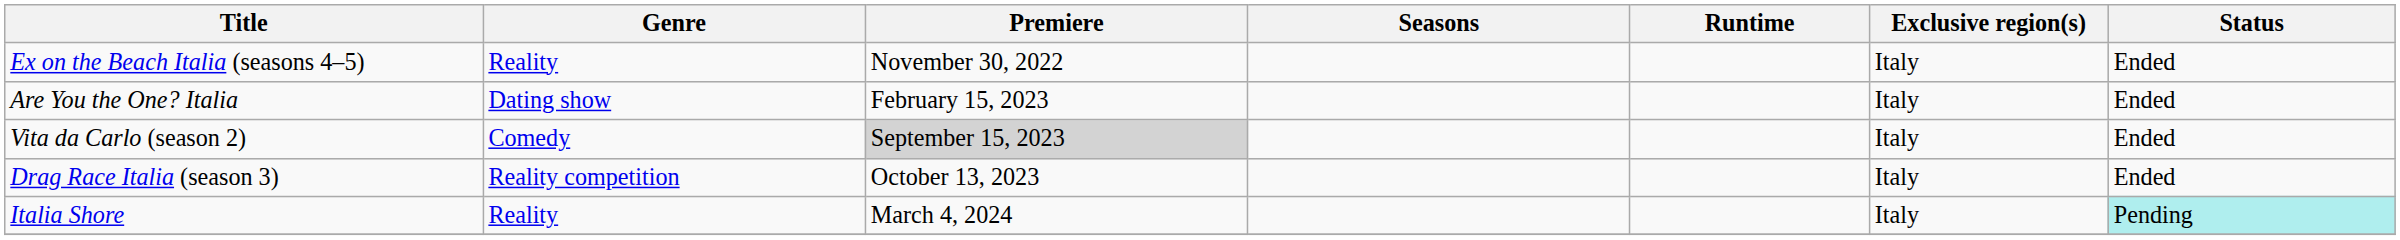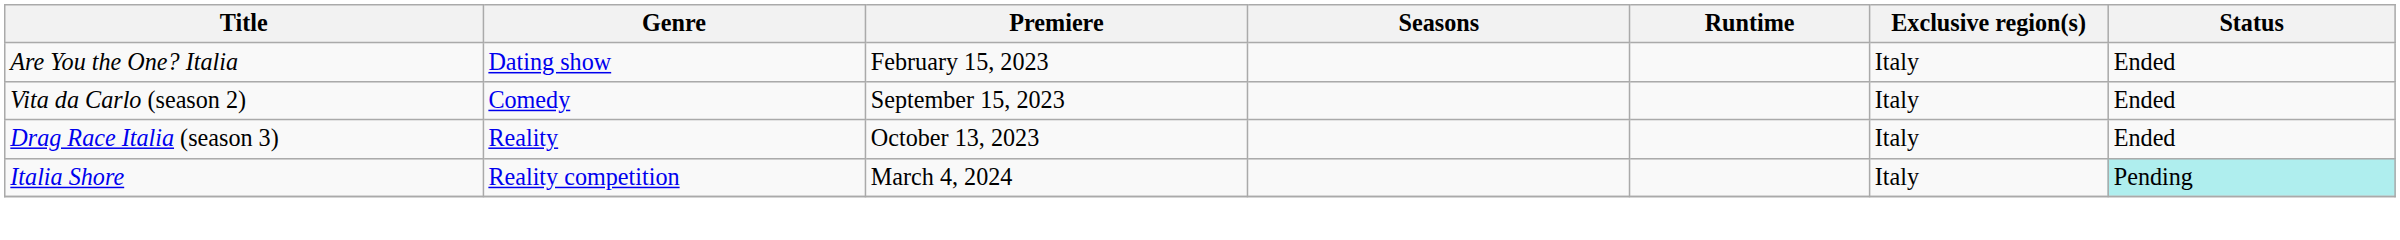- row: (187, 61)
(968, 138) lightgrey background -> (968, 100) no background
(584, 176) Reality competition -> (523, 138) Reality
(523, 215) Reality -> (584, 176) Reality competition
